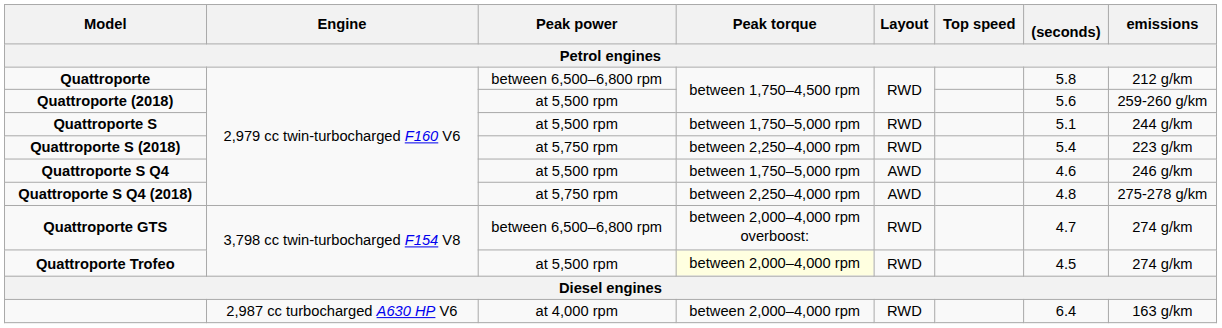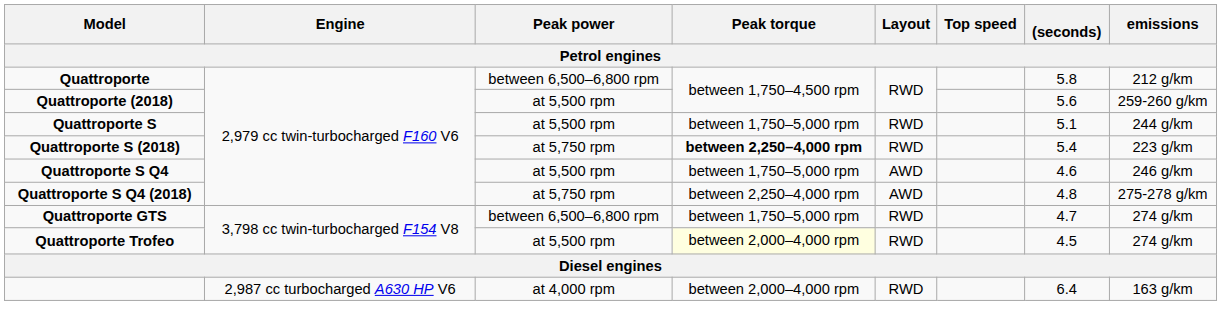(775, 147) normal -> (774, 147) bold
(775, 227) between 2,000–4,000 rpm overboost: -> (774, 216) between 1,750–5,000 rpm
